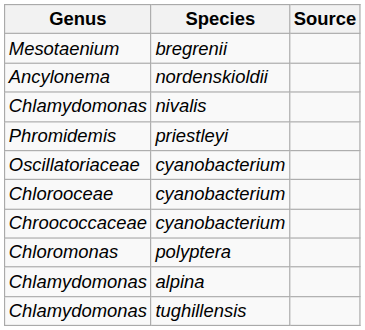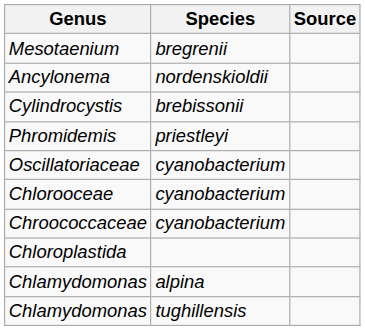+ row: (66, 106)
- row: (78, 106)
+ row: (68, 252)
- row: (64, 252)
